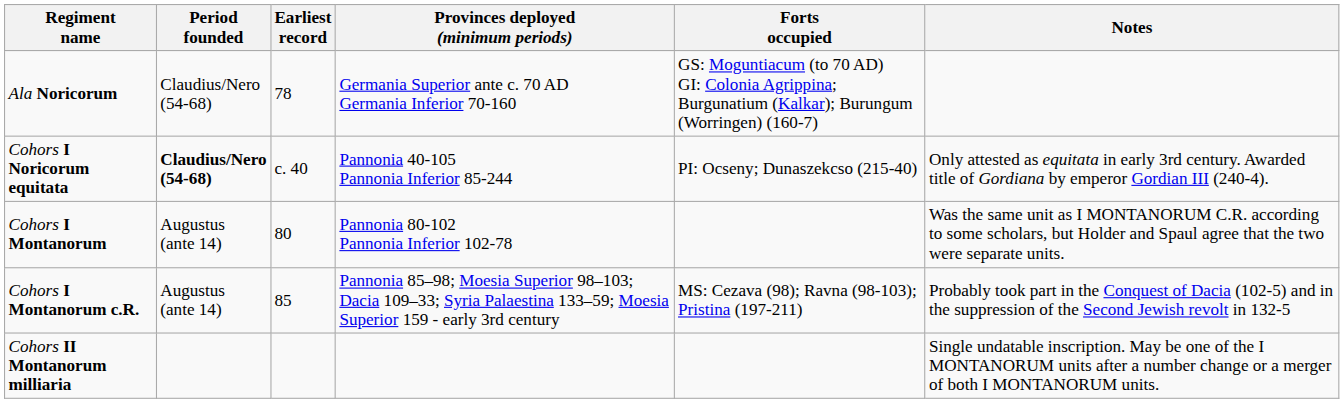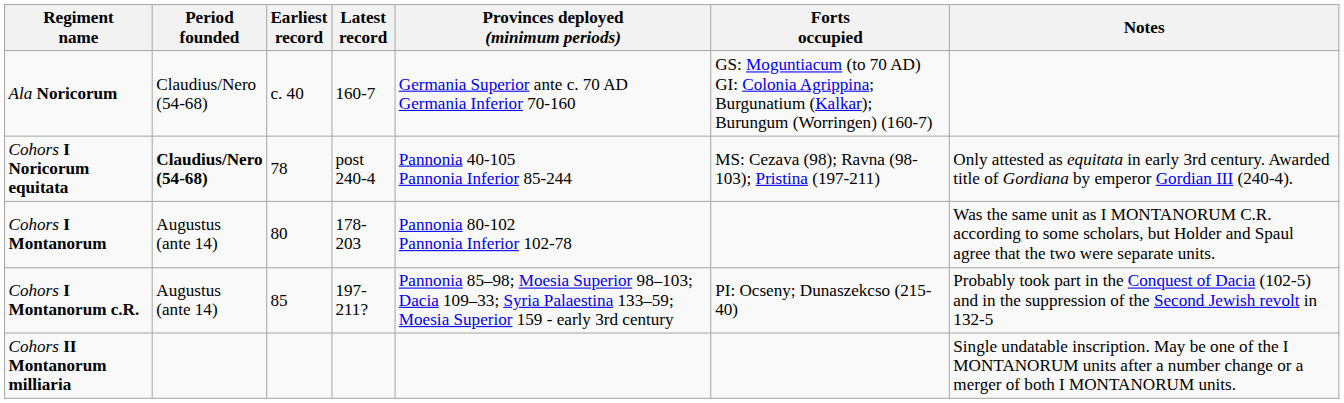+ column: (363, 27)
(283, 93) 78 -> (287, 93) c. 40
(291, 168) c. 40 -> (279, 168) 78
(798, 168) PI: Ocseny; Dunaszekcso (215-40) -> (816, 168) MS: Cezava (98); Ravna (98-103); Pristina (197-211)
(797, 300) MS: Cezava (98); Ravna (98-103); Pristina (197-211) -> (823, 300) PI: Ocseny; Dunaszekcso (215-40)
